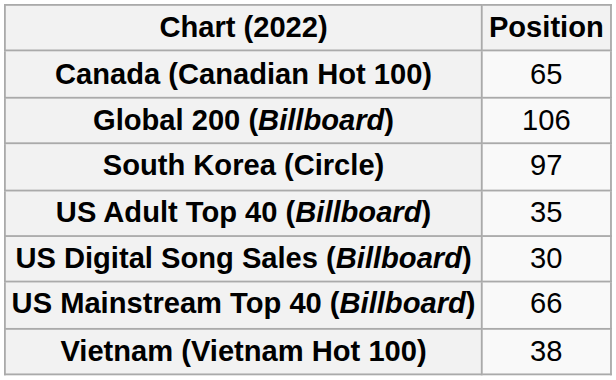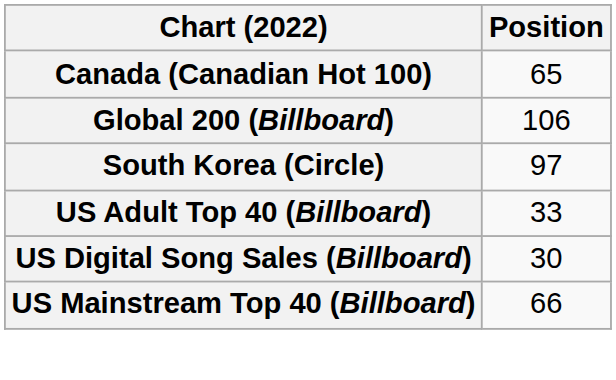(546, 212) 35 -> (546, 212) 33
- row: (244, 350)
